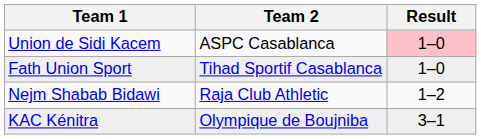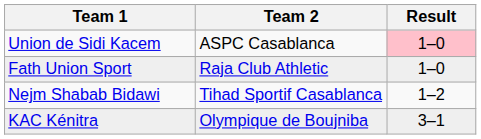(291, 69) Tihad Sportif Casablanca -> (264, 69) Raja Club Athletic
(264, 95) Raja Club Athletic -> (291, 95) Tihad Sportif Casablanca
